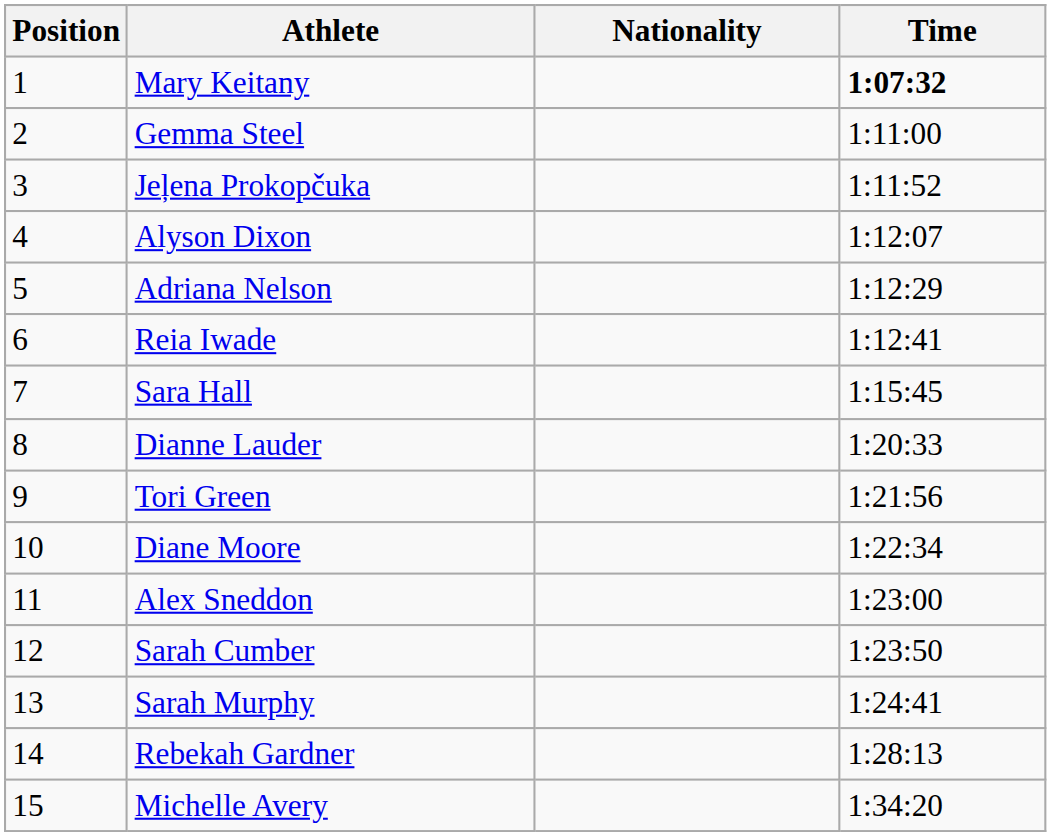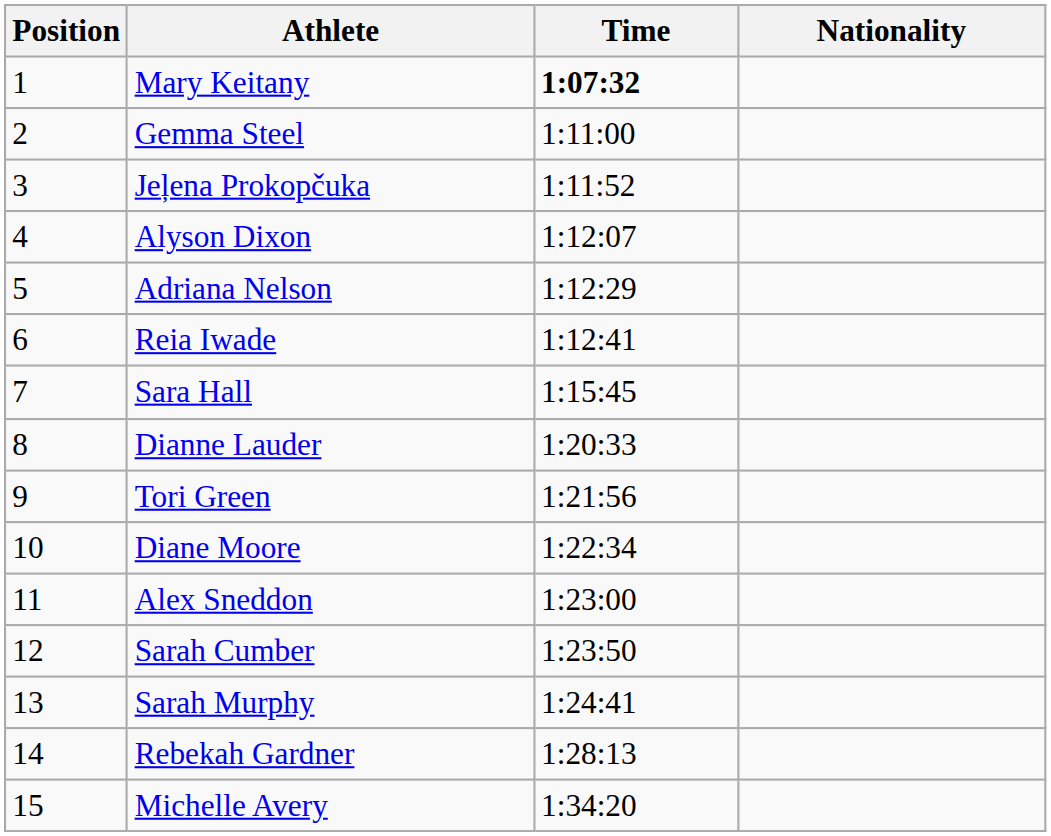columns swapped: (687, 30) <-> (942, 30)
